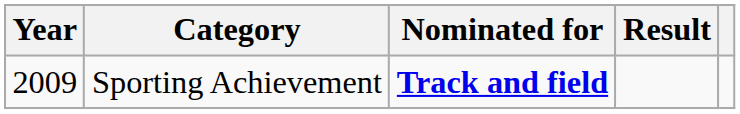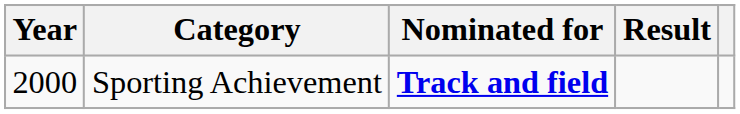(45, 81) 2009 -> (45, 81) 2000
